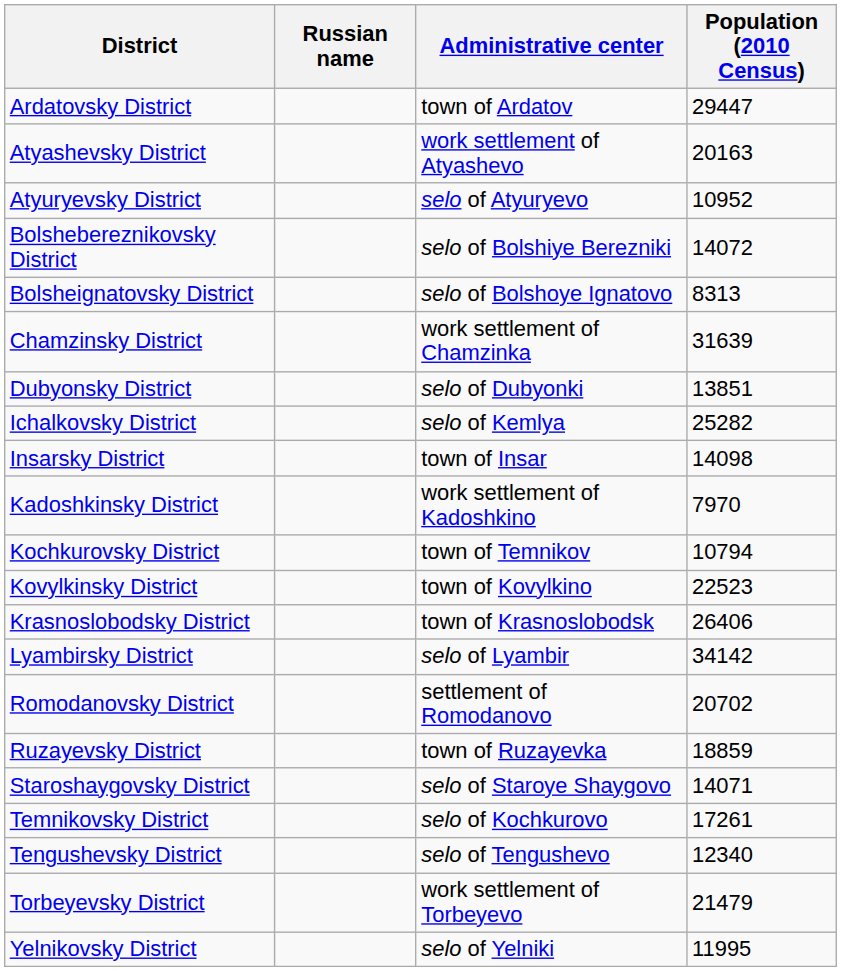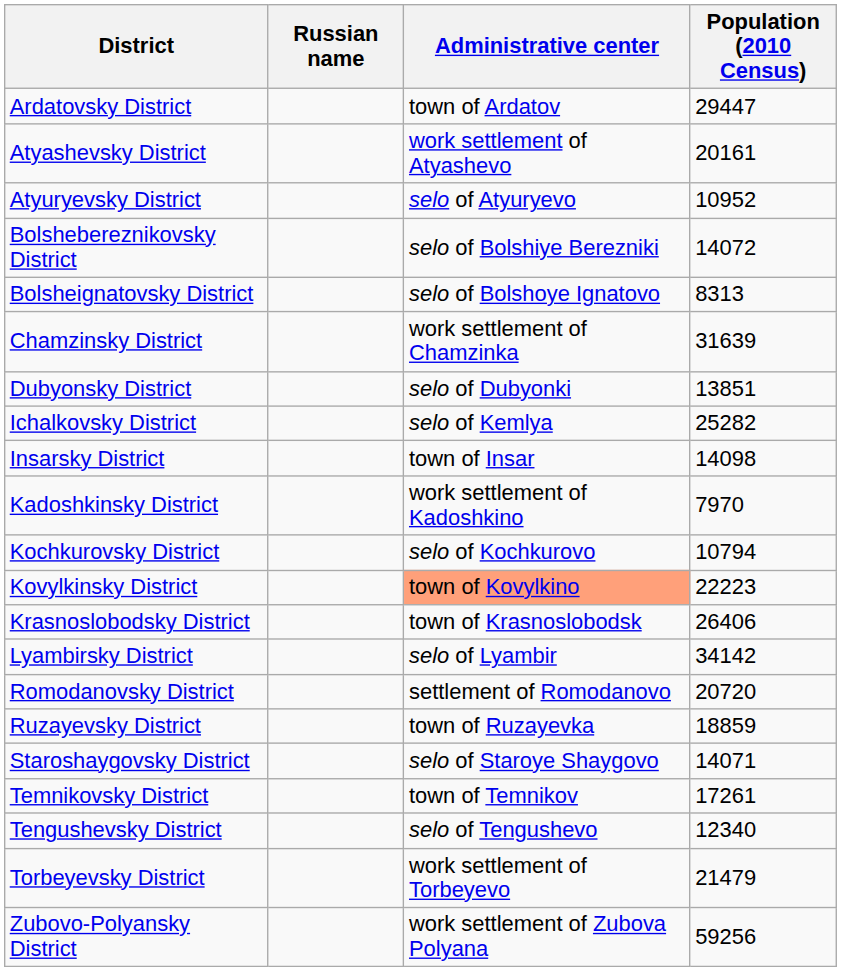(722, 153) 20163 -> (726, 153) 20161
(506, 552) town of Temnikov -> (502, 552) selo of Kochkurovo
(507, 587) no background -> (494, 587) lightsalmon background
(722, 587) 22523 -> (726, 587) 22223
(722, 703) 20702 -> (726, 691) 20720
(514, 820) selo of Kochkurovo -> (493, 795) town of Temnikov
- row: (103, 949)
+ row: (100, 936)
